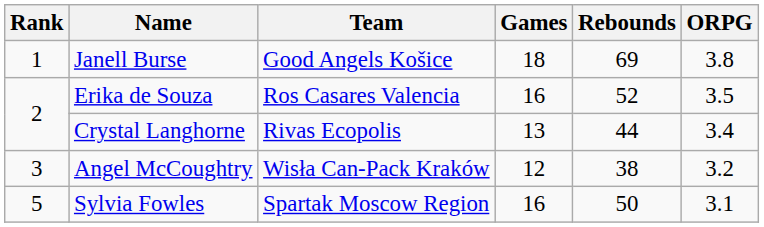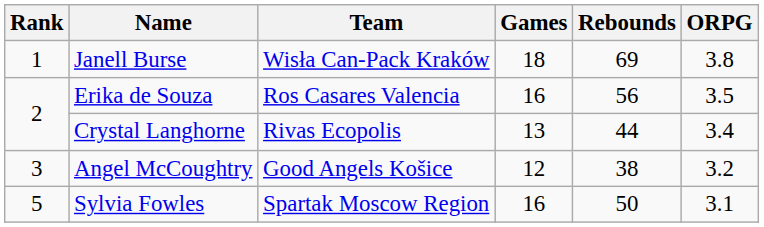(358, 58) Good Angels Košice -> (376, 58) Wisła Can-Pack Kraków
(627, 95) 52 -> (627, 95) 56
(376, 167) Wisła Can-Pack Kraków -> (358, 167) Good Angels Košice
